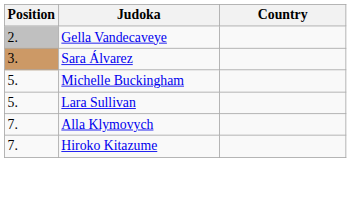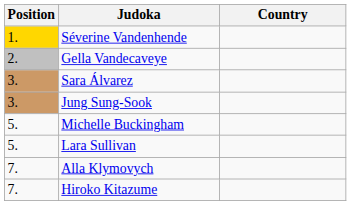+ row: (124, 37)
+ row: (107, 102)
